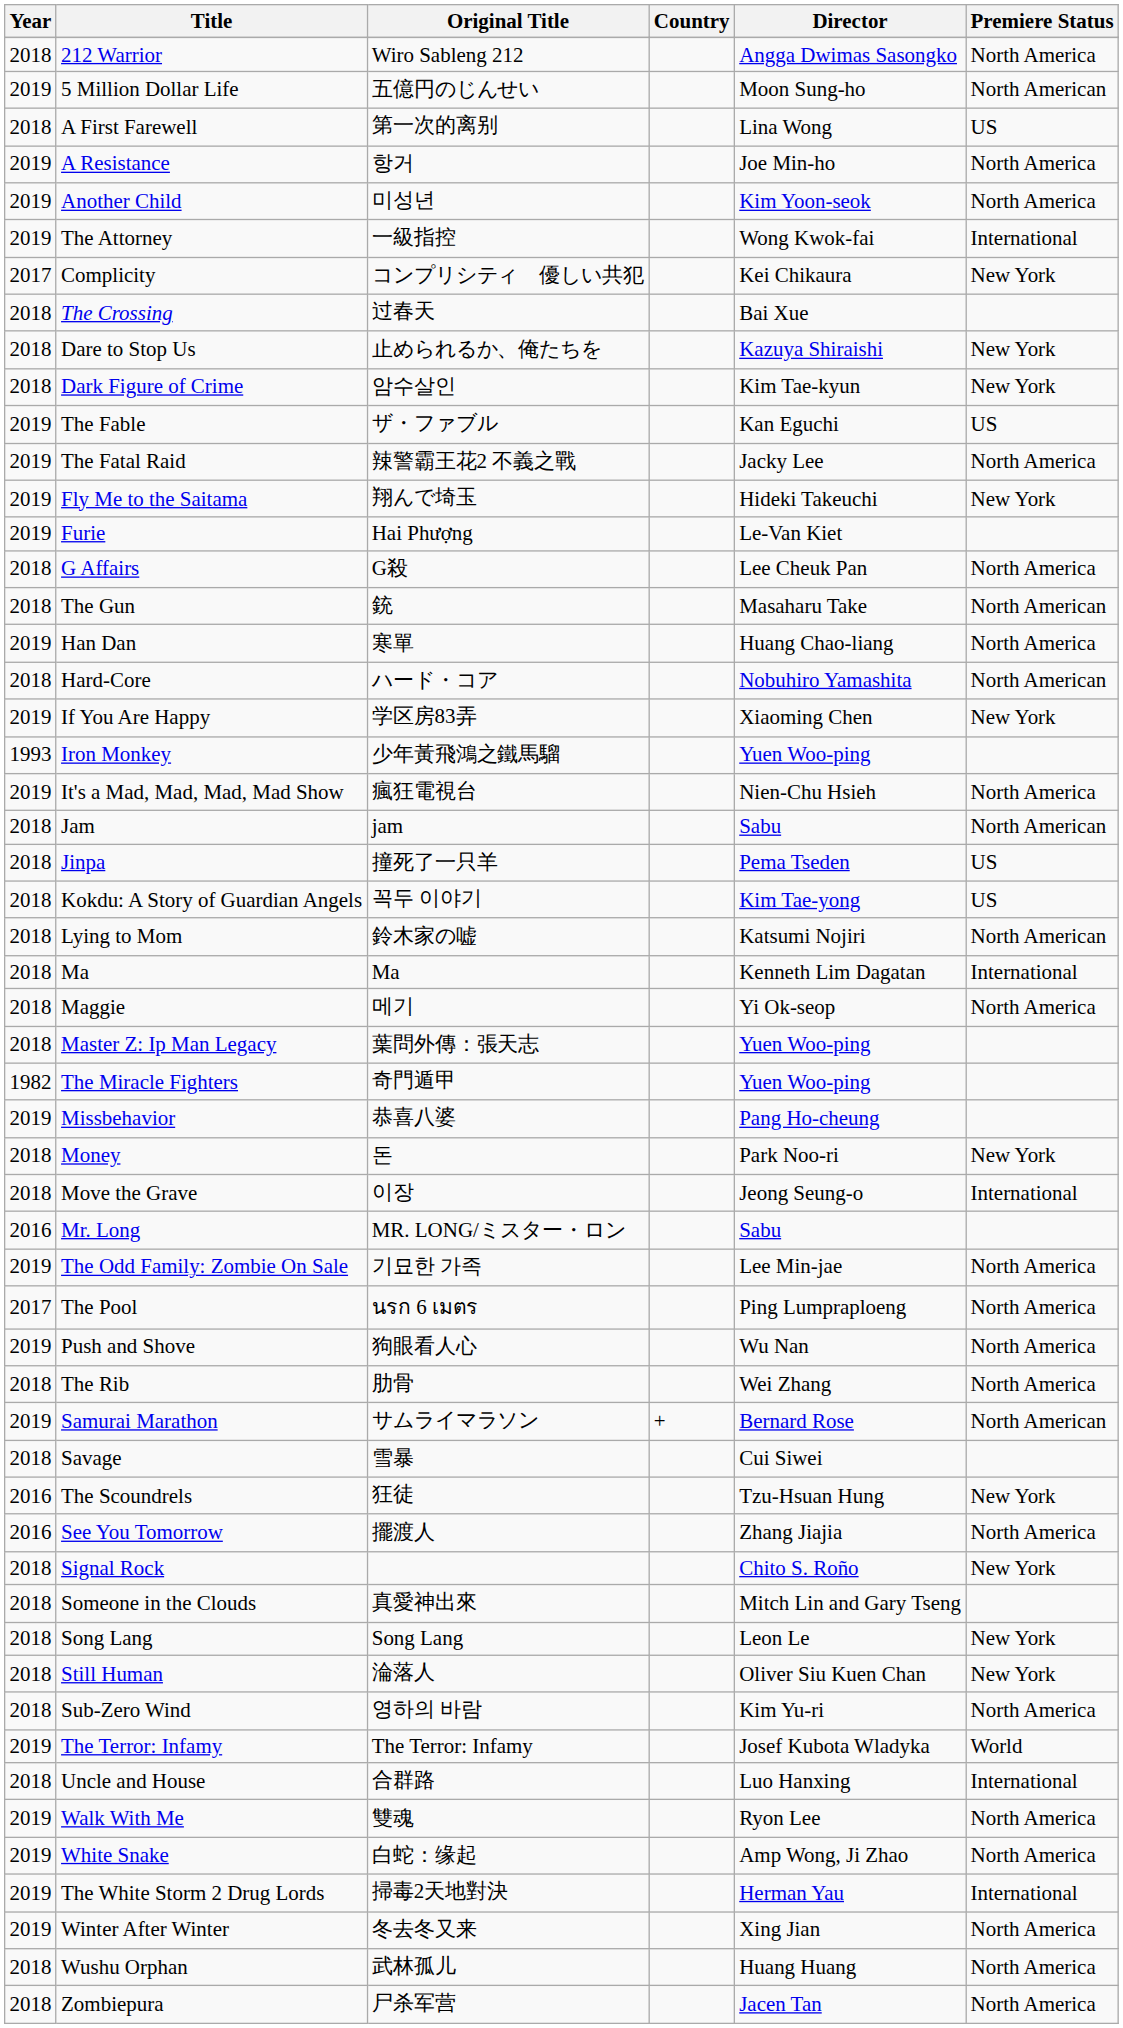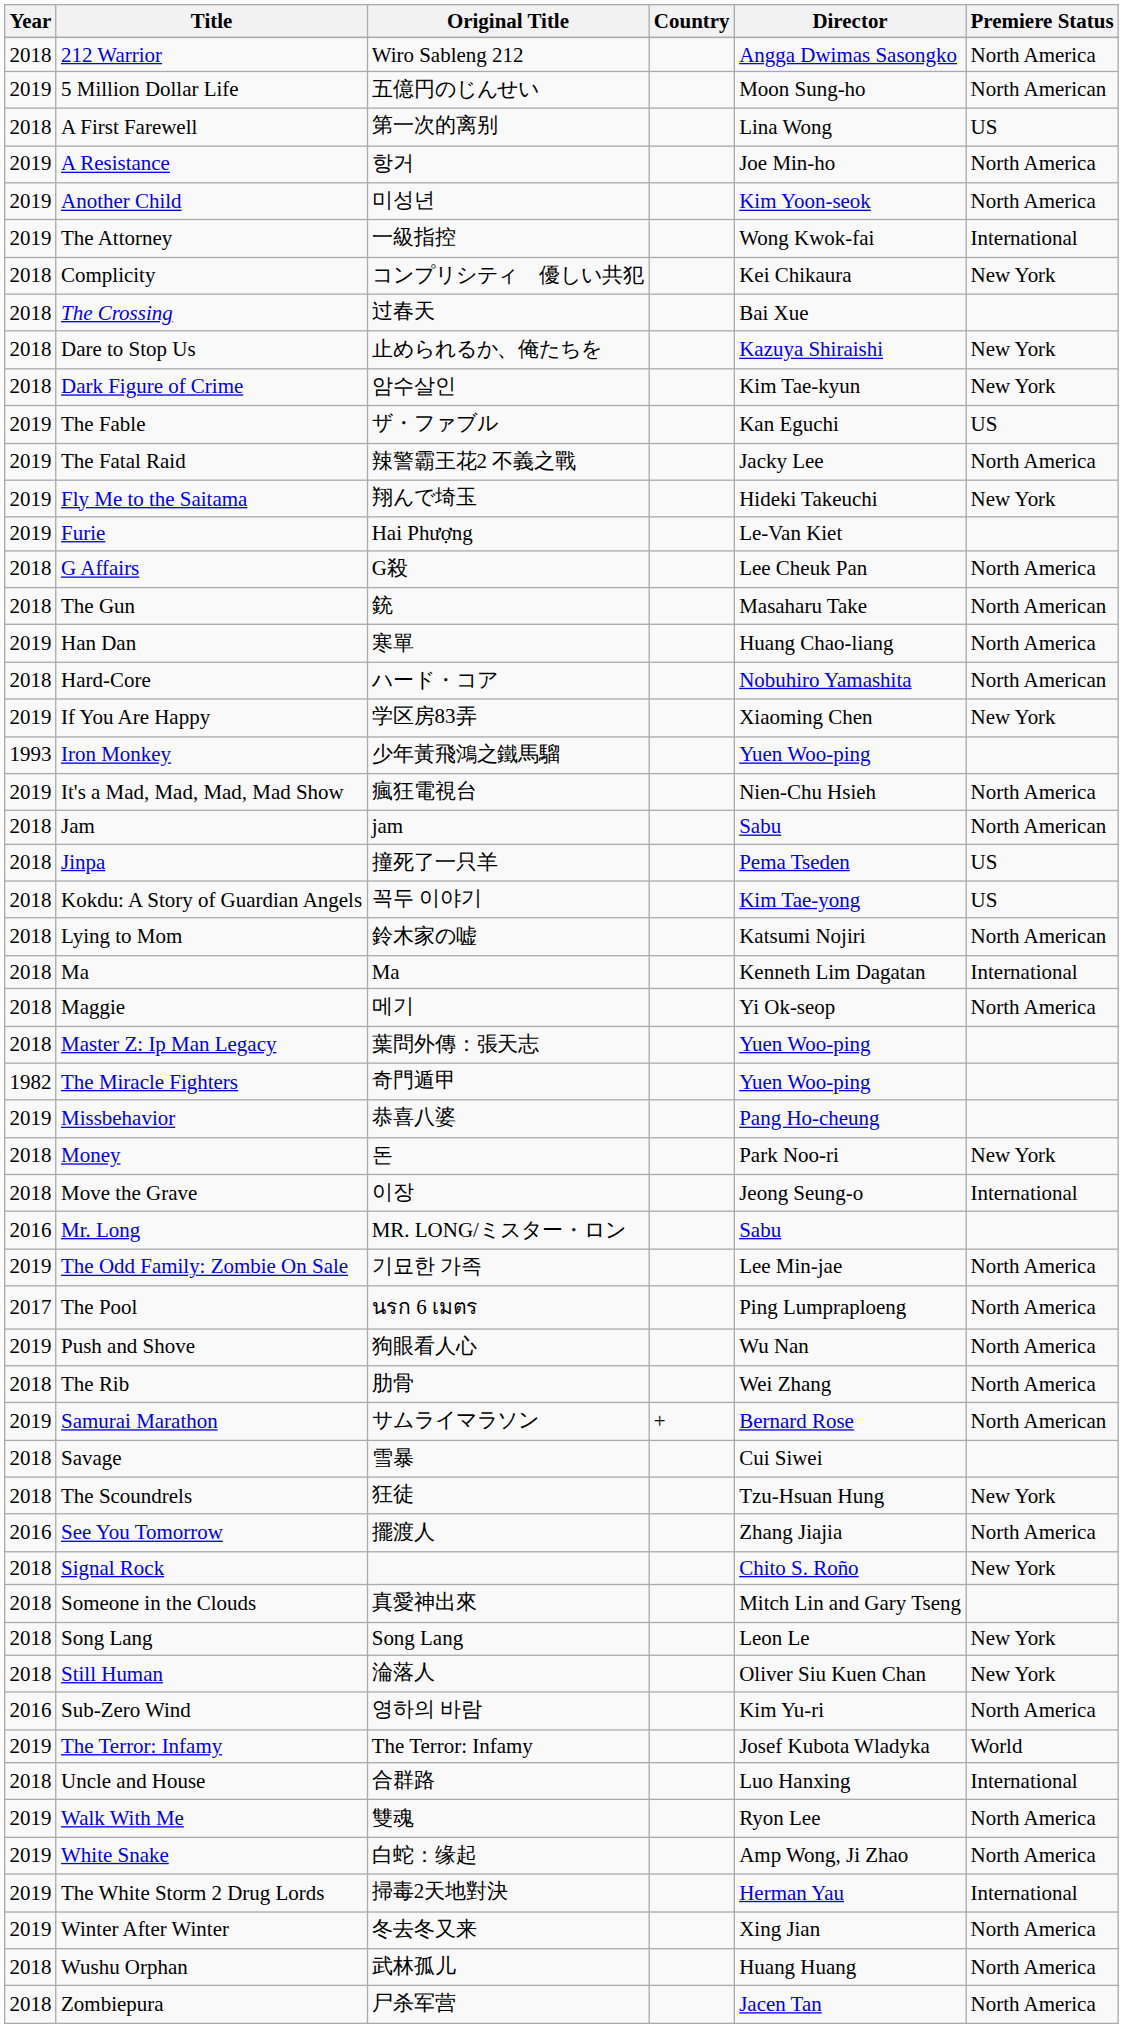(30, 275) 2017 -> (30, 275) 2018
(30, 1495) 2016 -> (30, 1495) 2018
(30, 1710) 2018 -> (30, 1710) 2016
